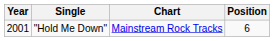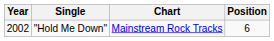(18, 28) 2001 -> (18, 28) 2002
